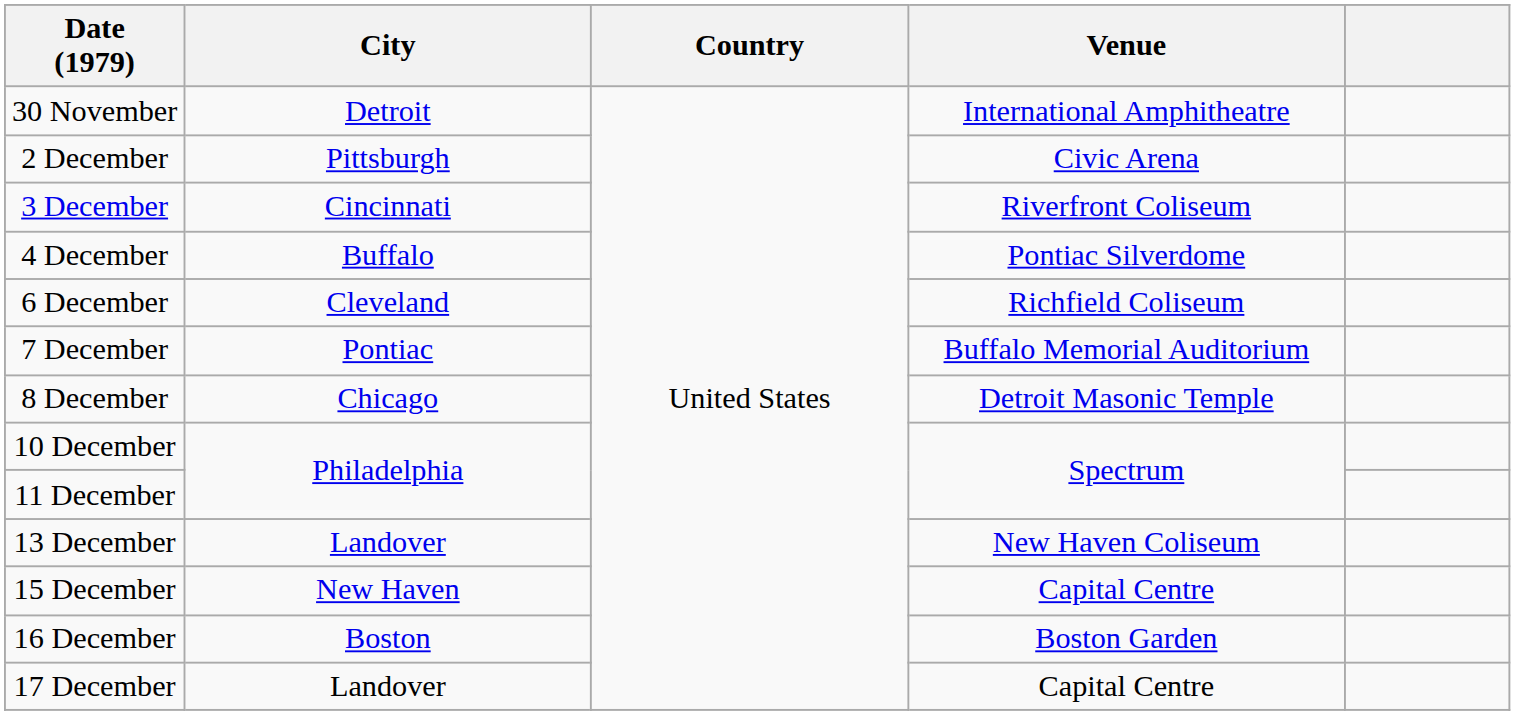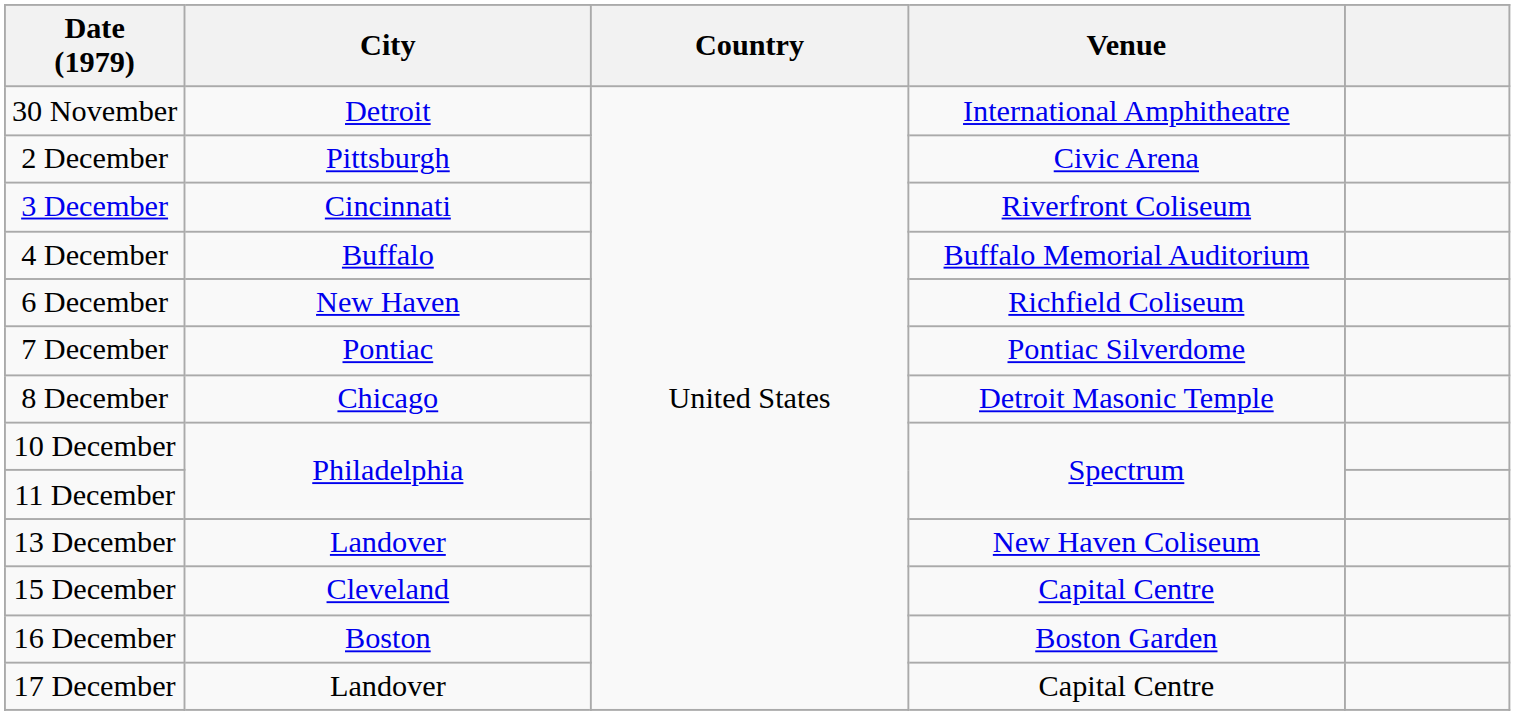(1126, 254) Pontiac Silverdome -> (1126, 254) Buffalo Memorial Auditorium
(388, 302) Cleveland -> (388, 302) New Haven
(1126, 350) Buffalo Memorial Auditorium -> (1126, 350) Pontiac Silverdome
(388, 590) New Haven -> (388, 590) Cleveland
